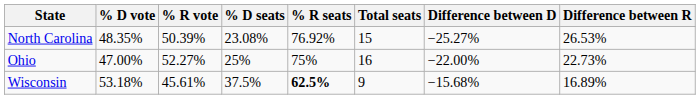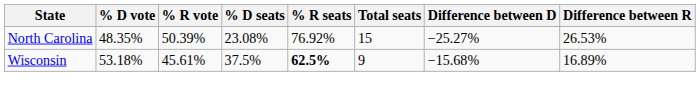- row: (22, 60)
